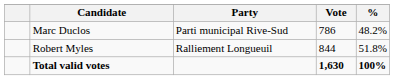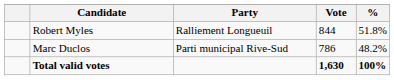rows swapped: (63, 48) <-> (61, 30)
